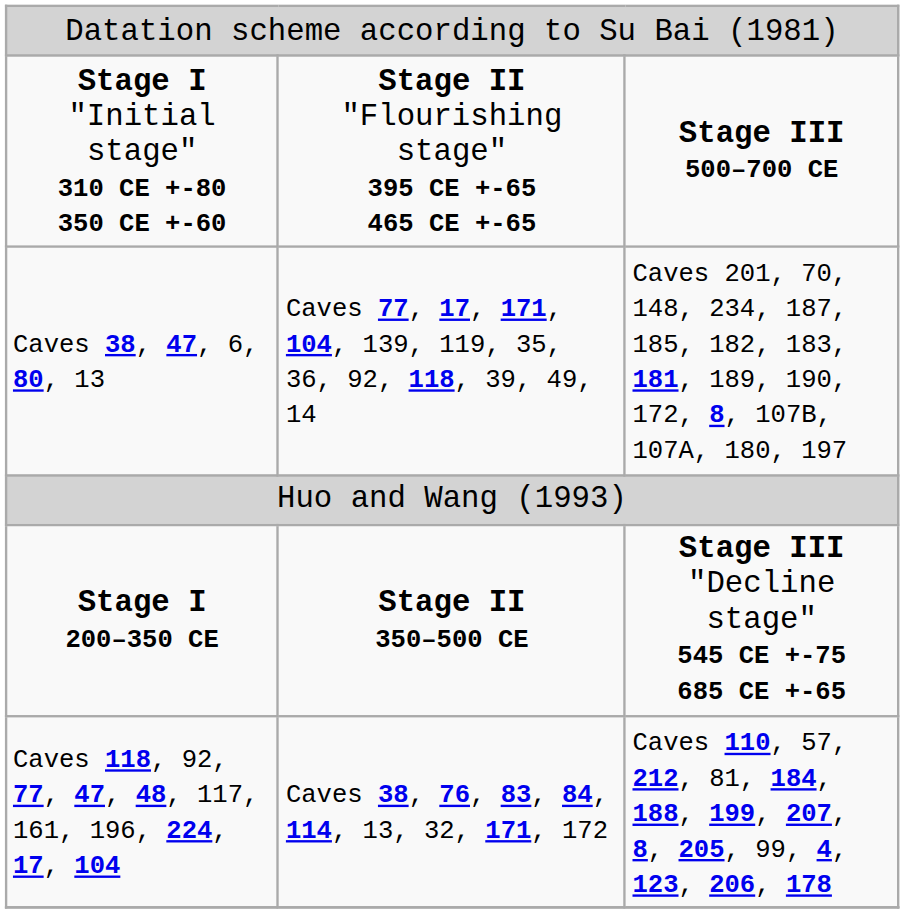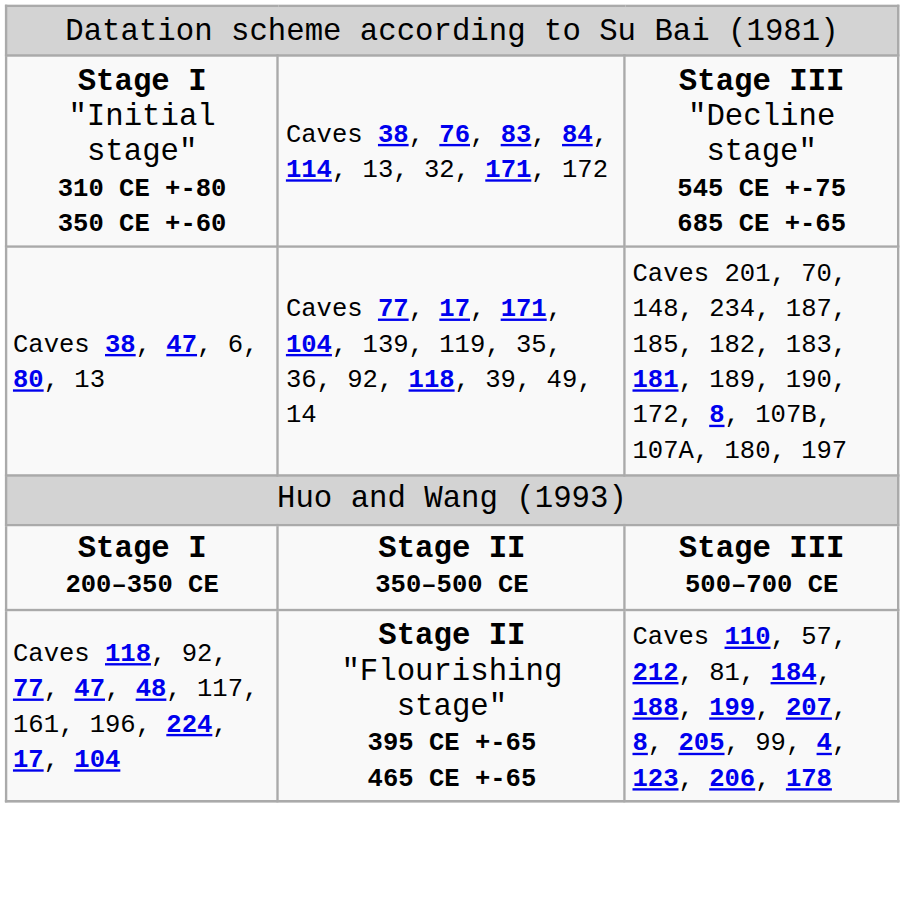(452, 150) Stage II "Flourishing stage" 395 CE +-65 465 CE +-65 -> (447, 153) Caves 38, 76, 83, 84, 114, 13, 32, 171, 172
(762, 150) Stage III 500–700 CE -> (762, 150) Stage III "Decline stage" 545 CE +-75 685 CE +-65
(762, 619) Stage III "Decline stage" 545 CE +-75 685 CE +-65 -> (762, 566) Stage III 500–700 CE
(447, 813) Caves 38, 76, 83, 84, 114, 13, 32, 171, 172 -> (452, 704) Stage II "Flourishing stage" 395 CE +-65 465 CE +-65
